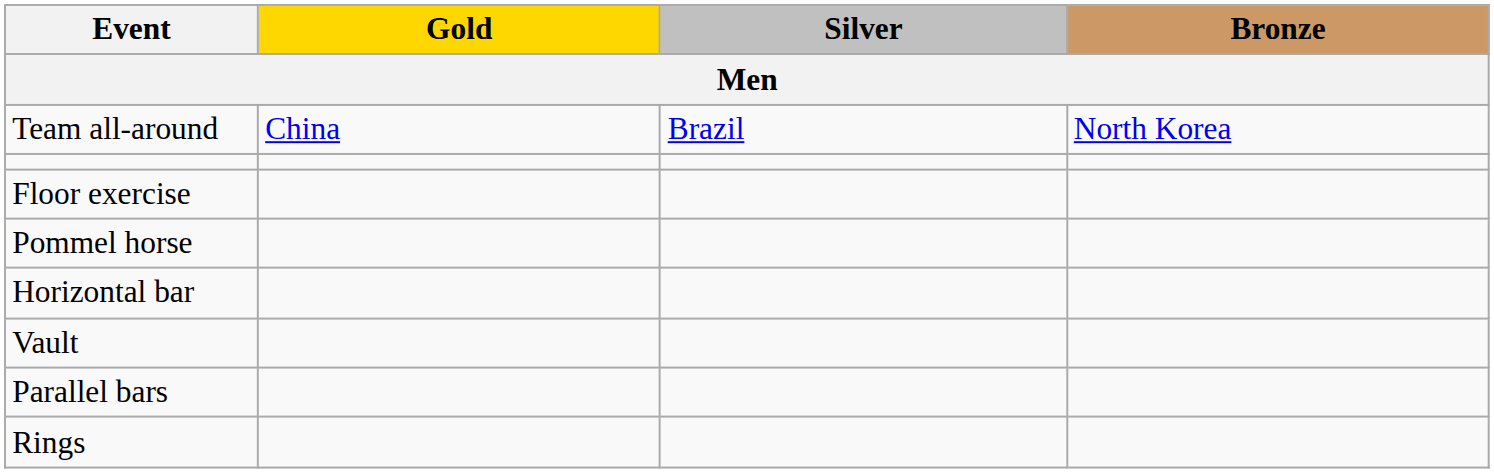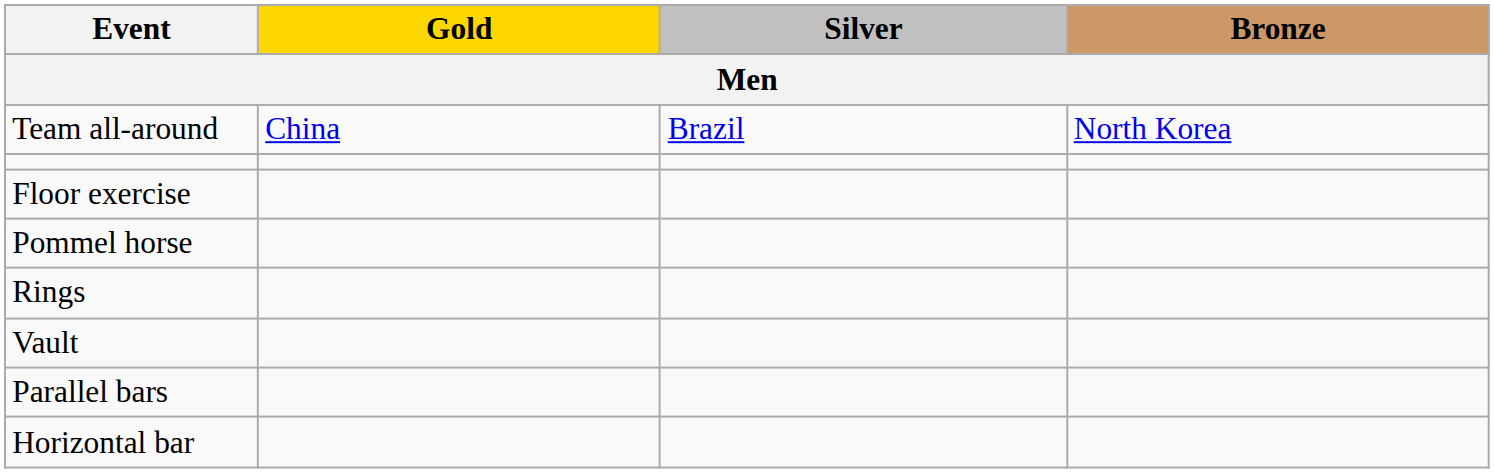rows swapped: (49, 441) <-> (103, 292)
